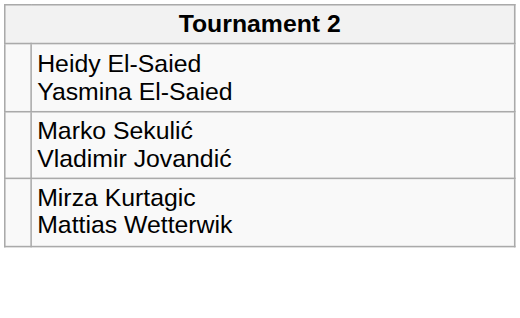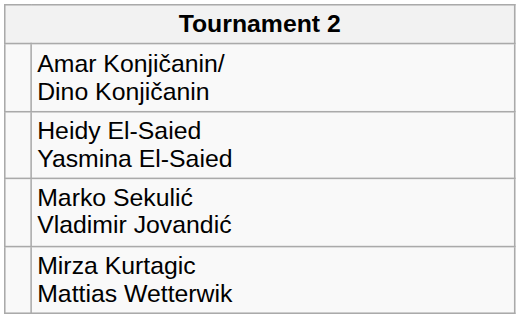+ row: (131, 77)
